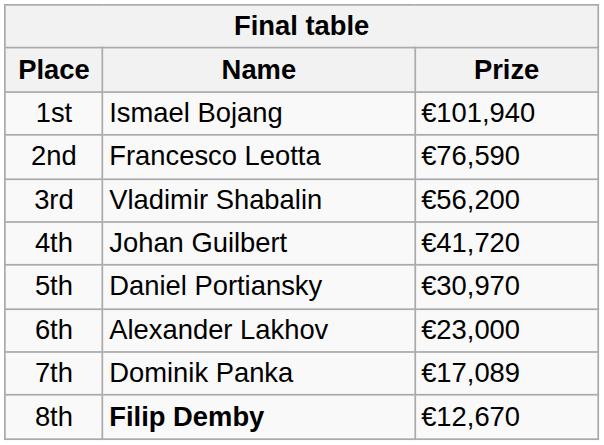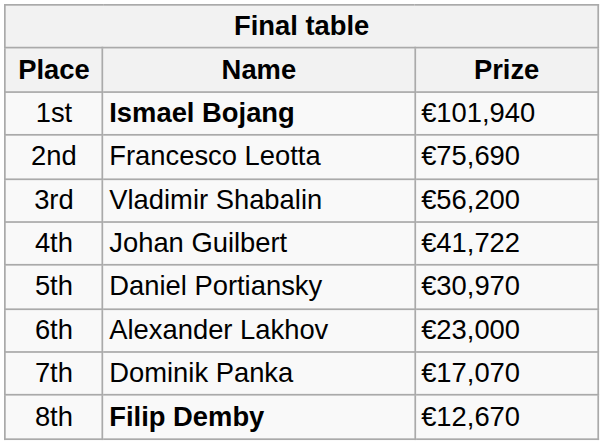(196, 112) normal -> (202, 112) bold
(471, 156) €76,590 -> (471, 156) €75,690
(471, 243) €41,720 -> (471, 243) €41,722
(471, 373) €17,089 -> (471, 373) €17,070
